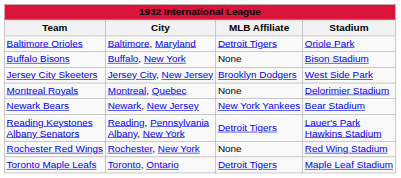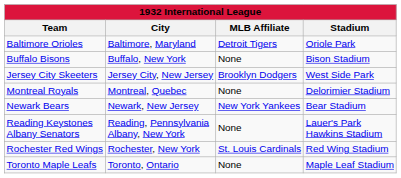(247, 128) Detroit Tigers -> (230, 128) None
(230, 149) None -> (260, 149) St. Louis Cardinals
(247, 165) Detroit Tigers -> (230, 165) None
